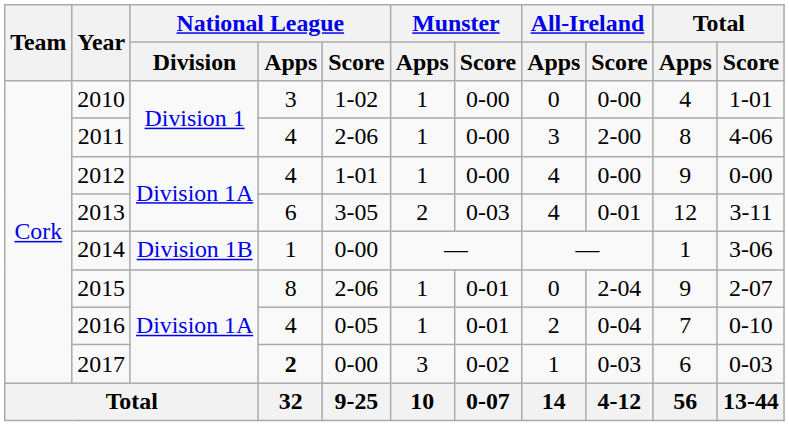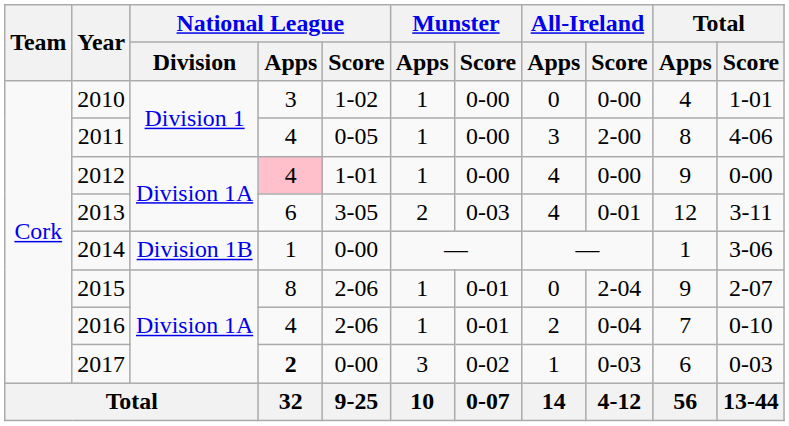(356, 136) 2-06 -> (356, 136) 0-05
(291, 174) no background -> (291, 174) pink background
(356, 325) 0-05 -> (356, 325) 2-06
